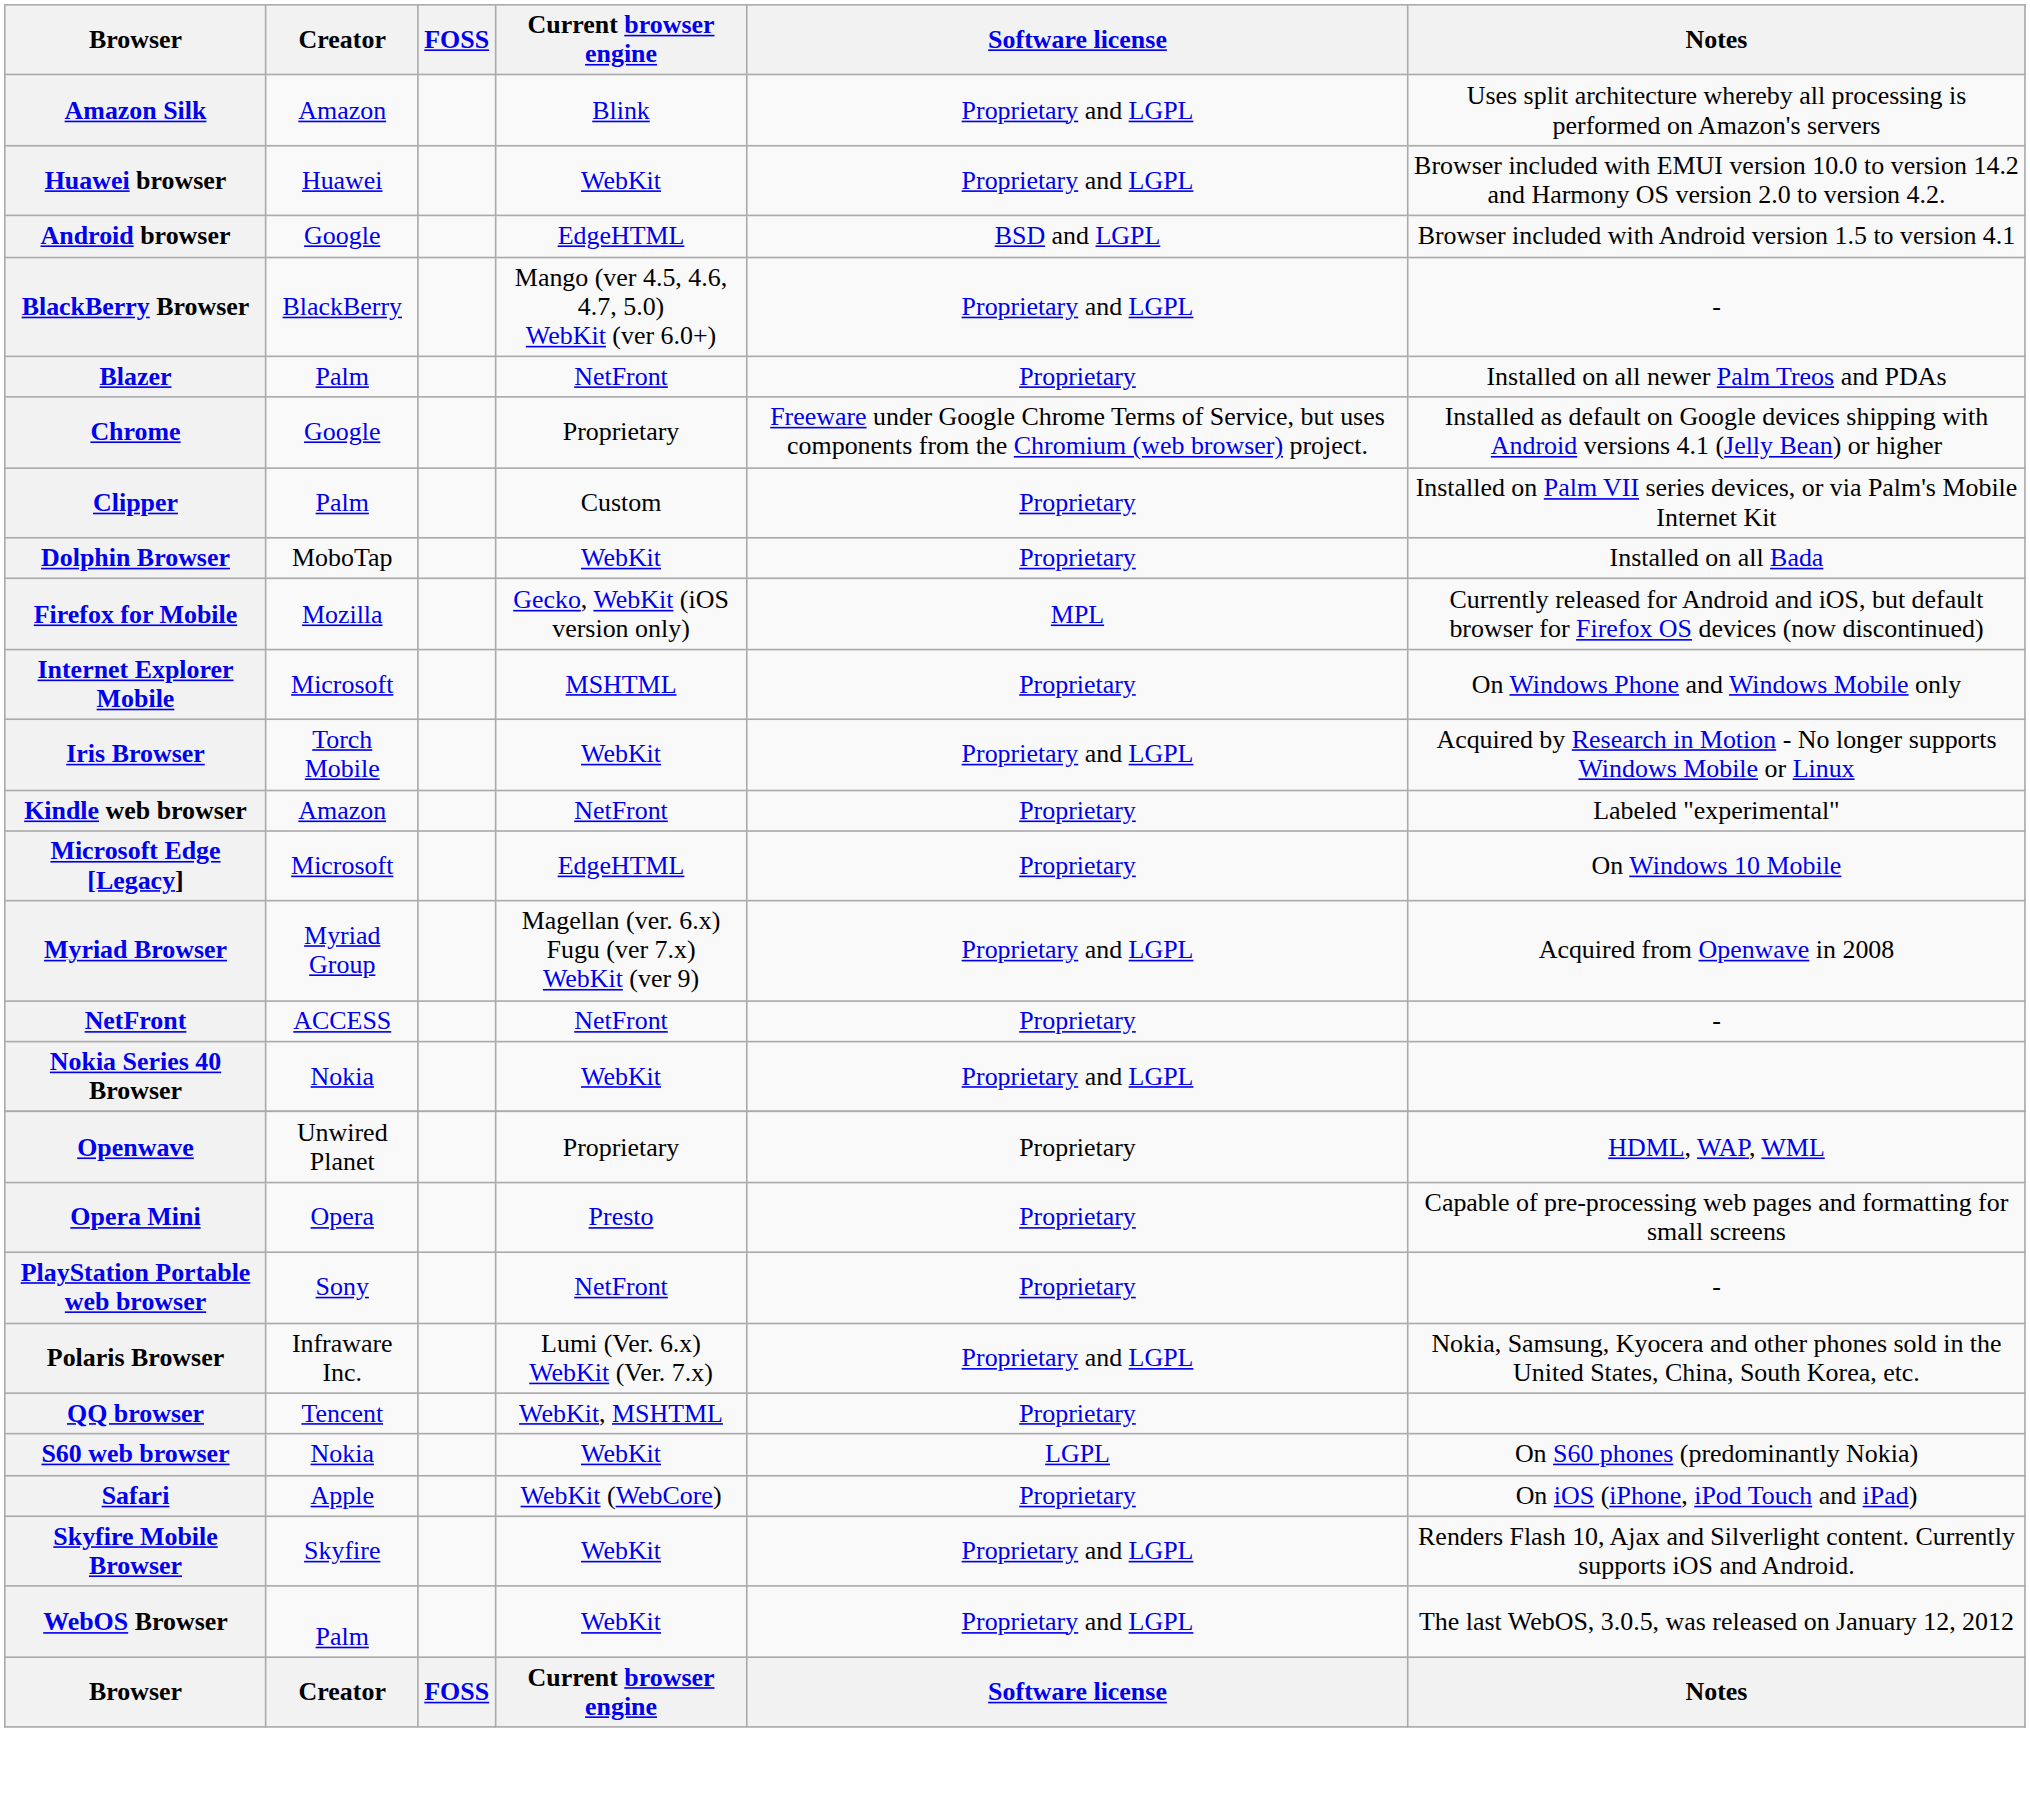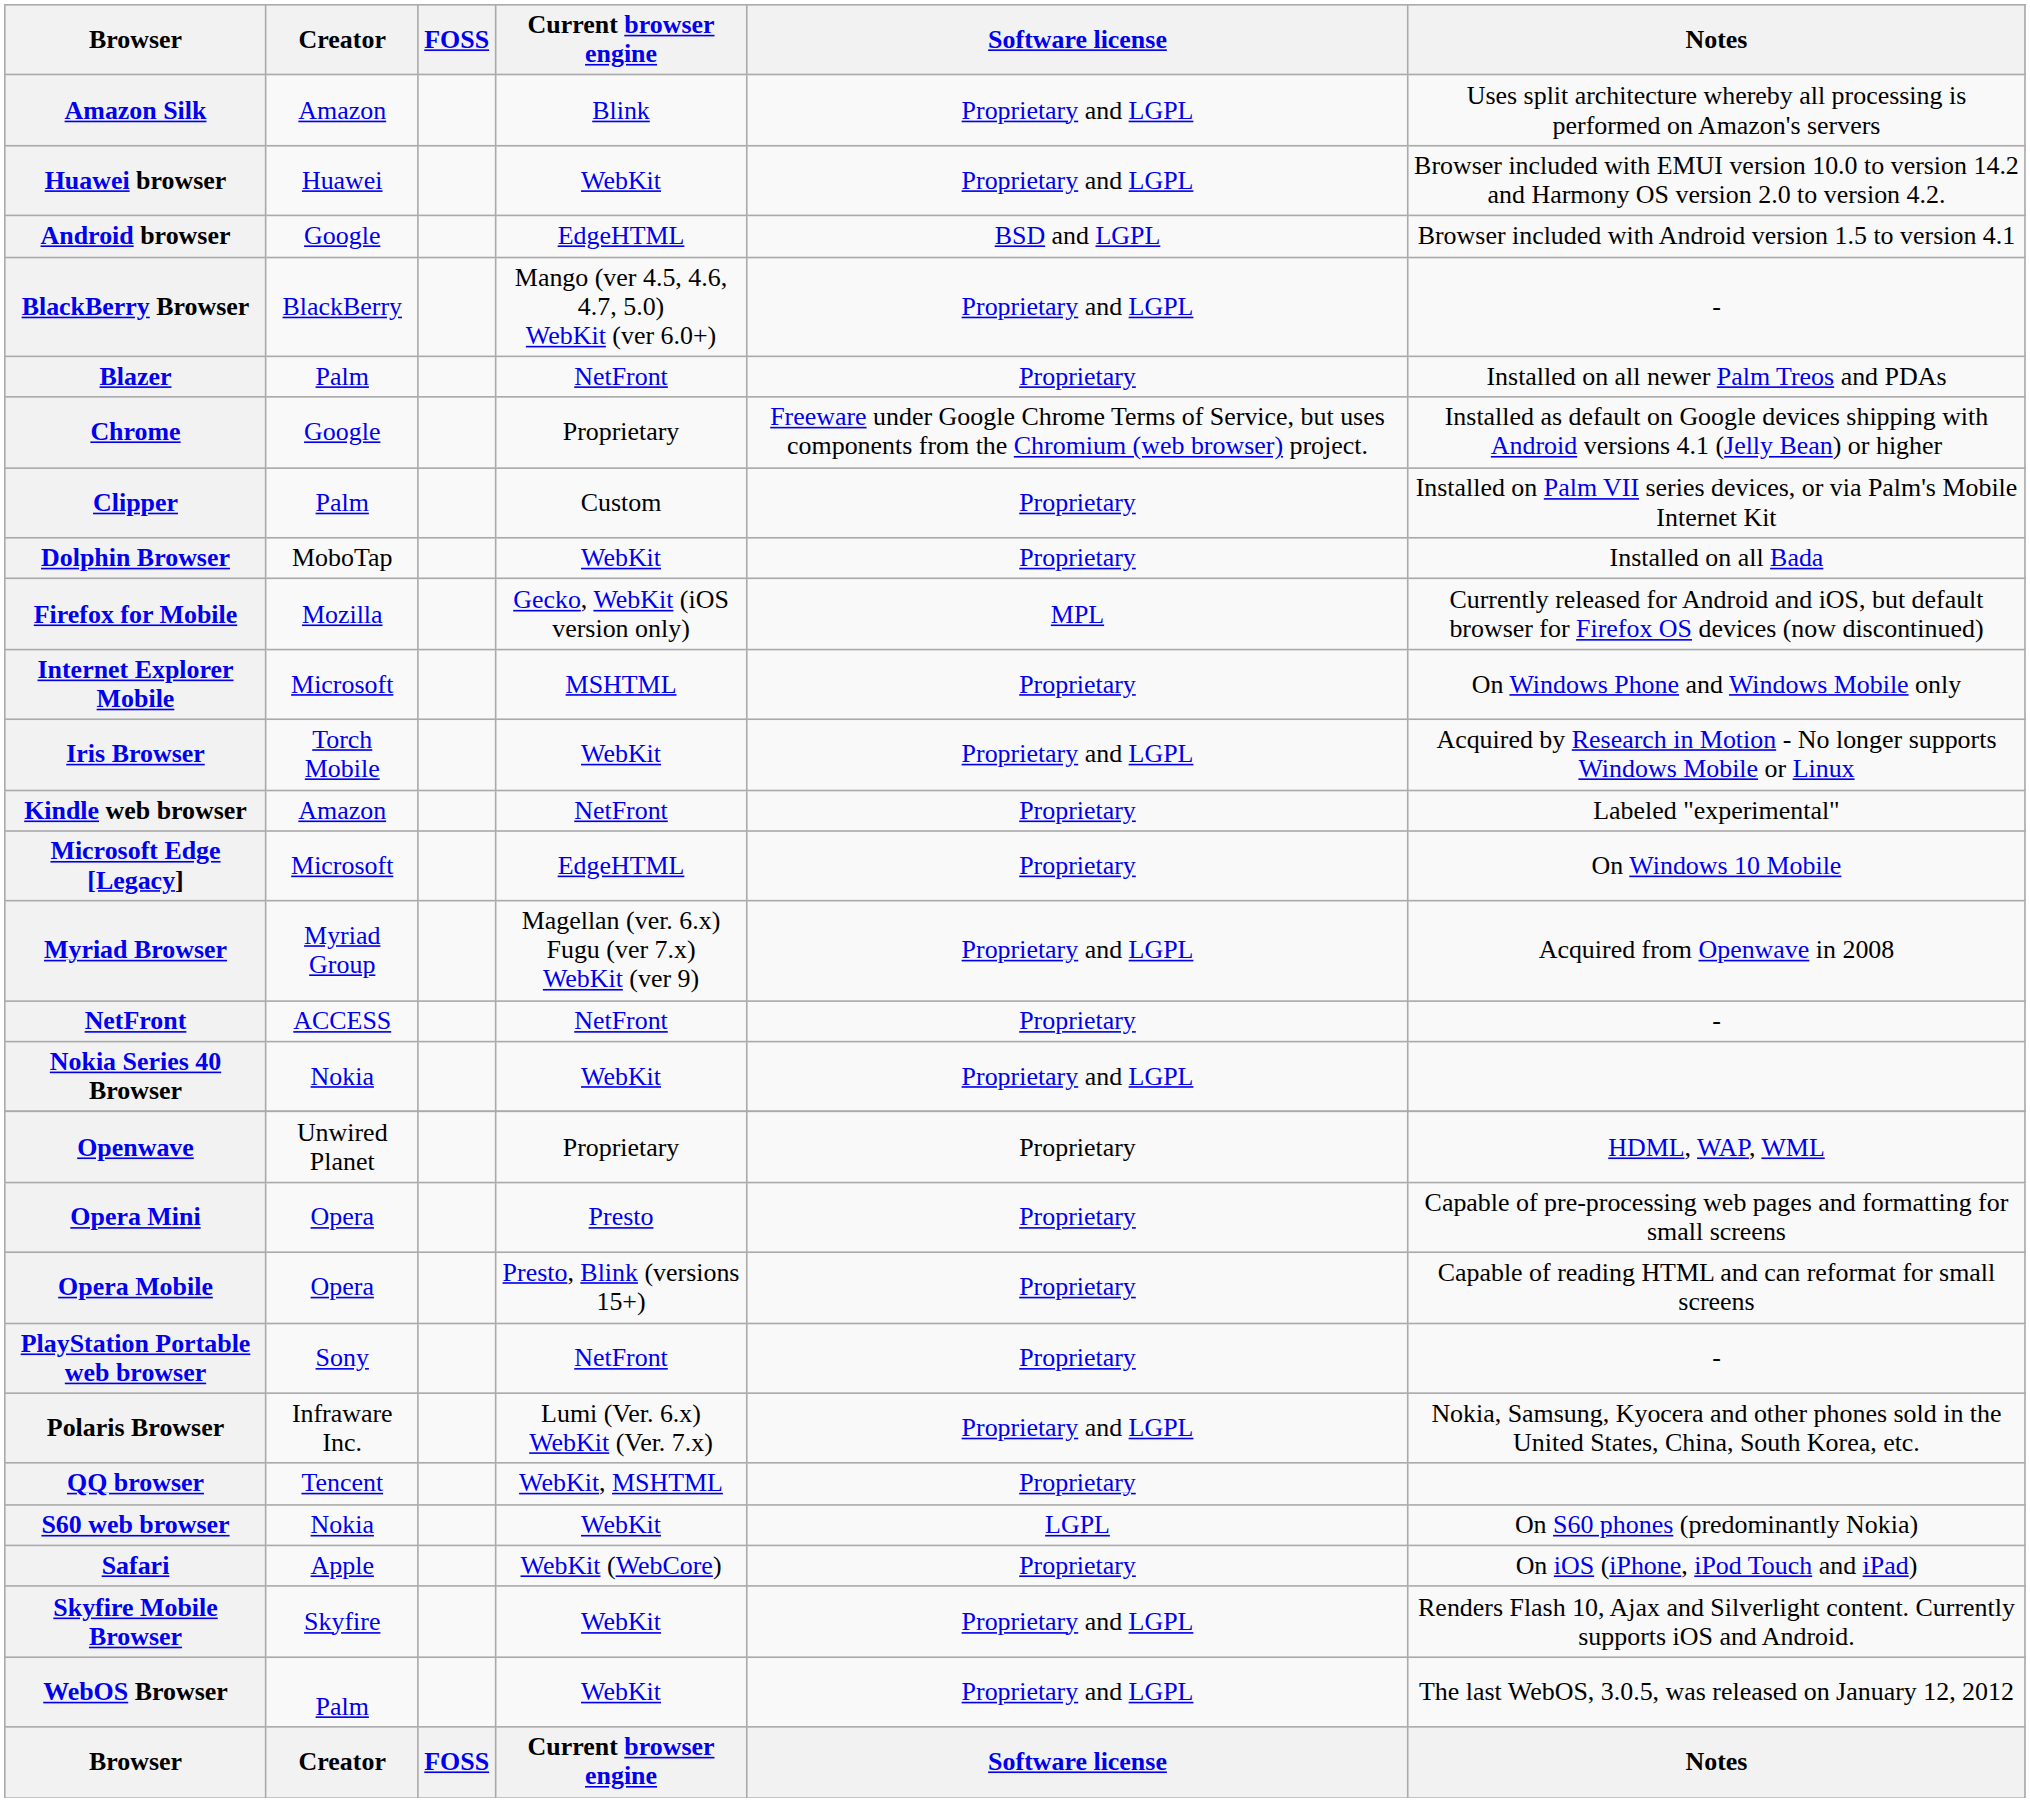+ row: (136, 1287)
